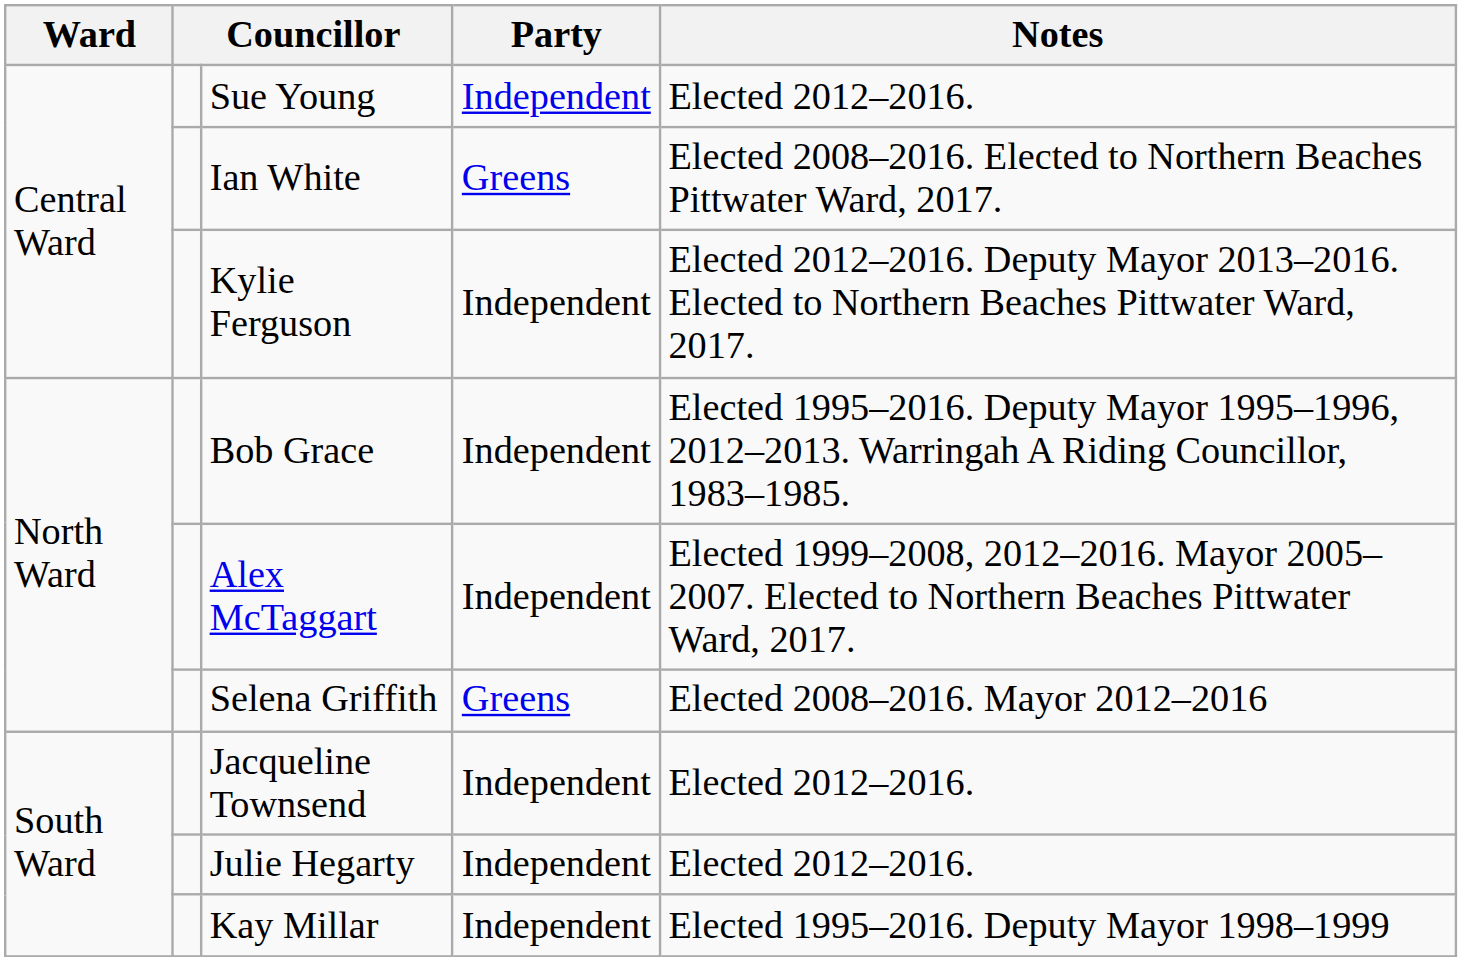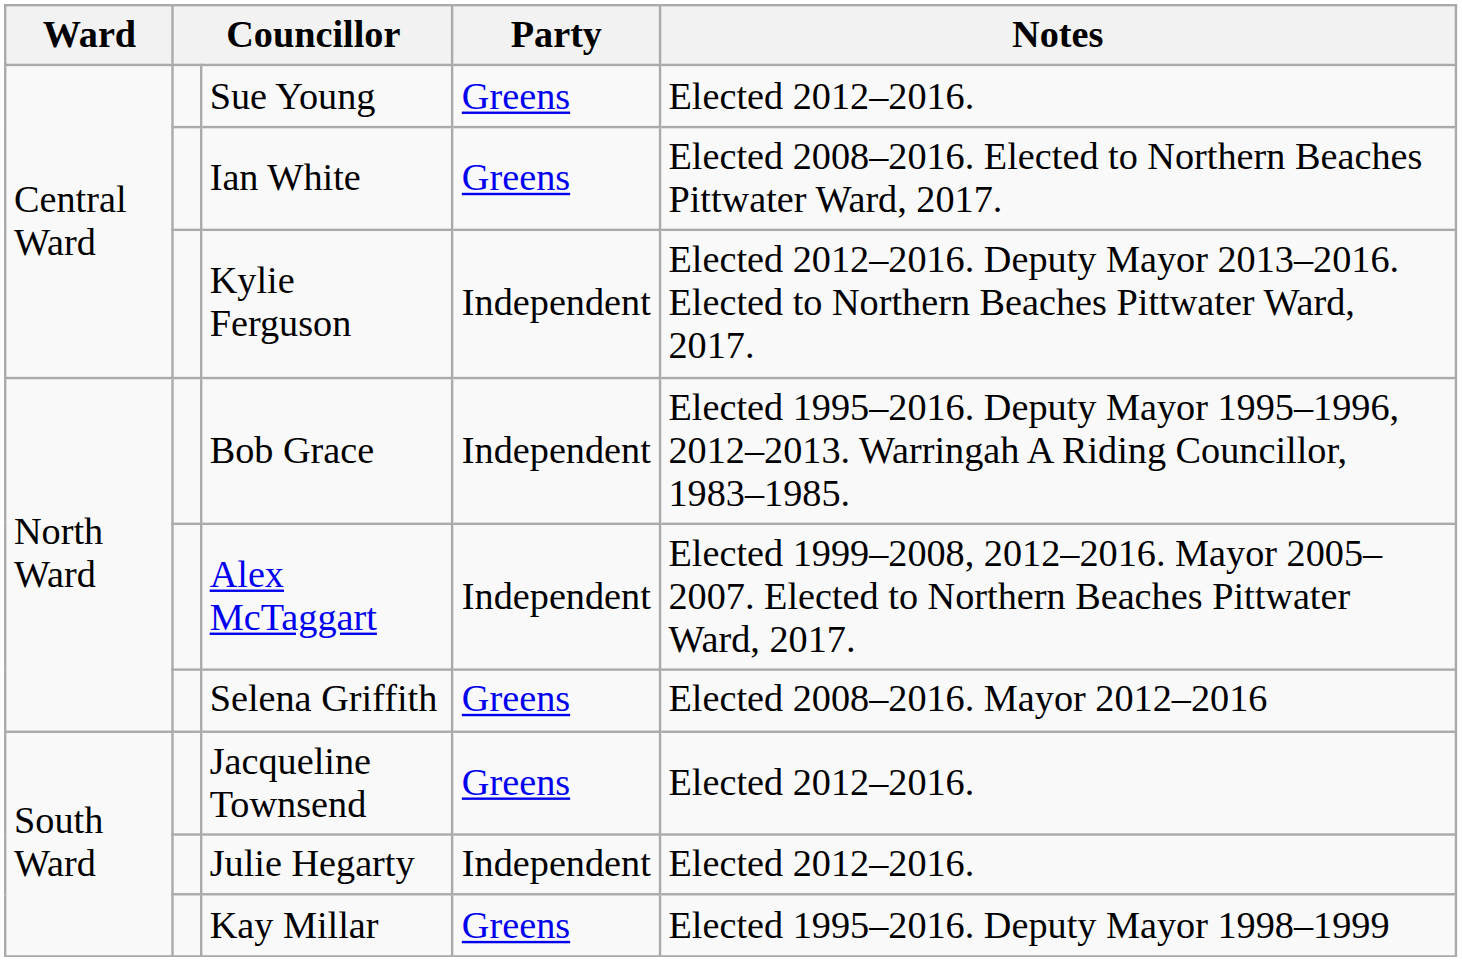(556, 95) Independent -> (516, 95) Greens
(556, 781) Independent -> (516, 781) Greens
(556, 924) Independent -> (516, 924) Greens
